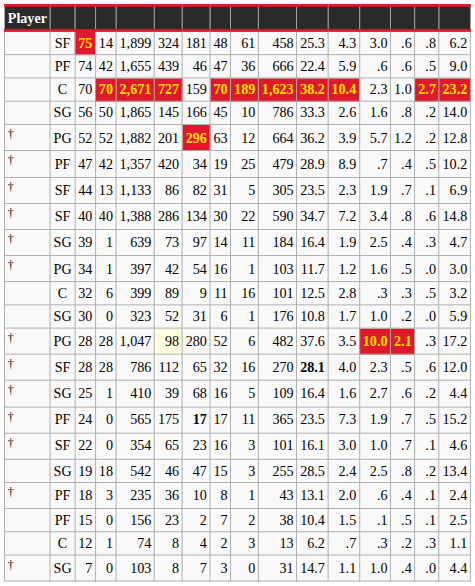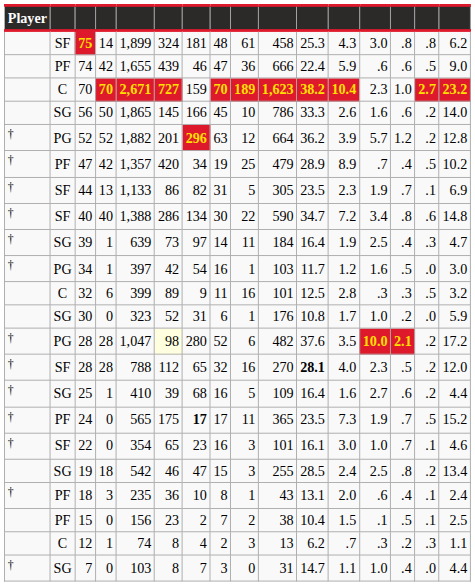(406, 43) .6 -> (406, 43) .8
(406, 113) .8 -> (406, 113) .6
(431, 341) .3 -> (431, 341) .2
(141, 367) 786 -> (141, 367) 788
(431, 367) .6 -> (431, 367) .2
